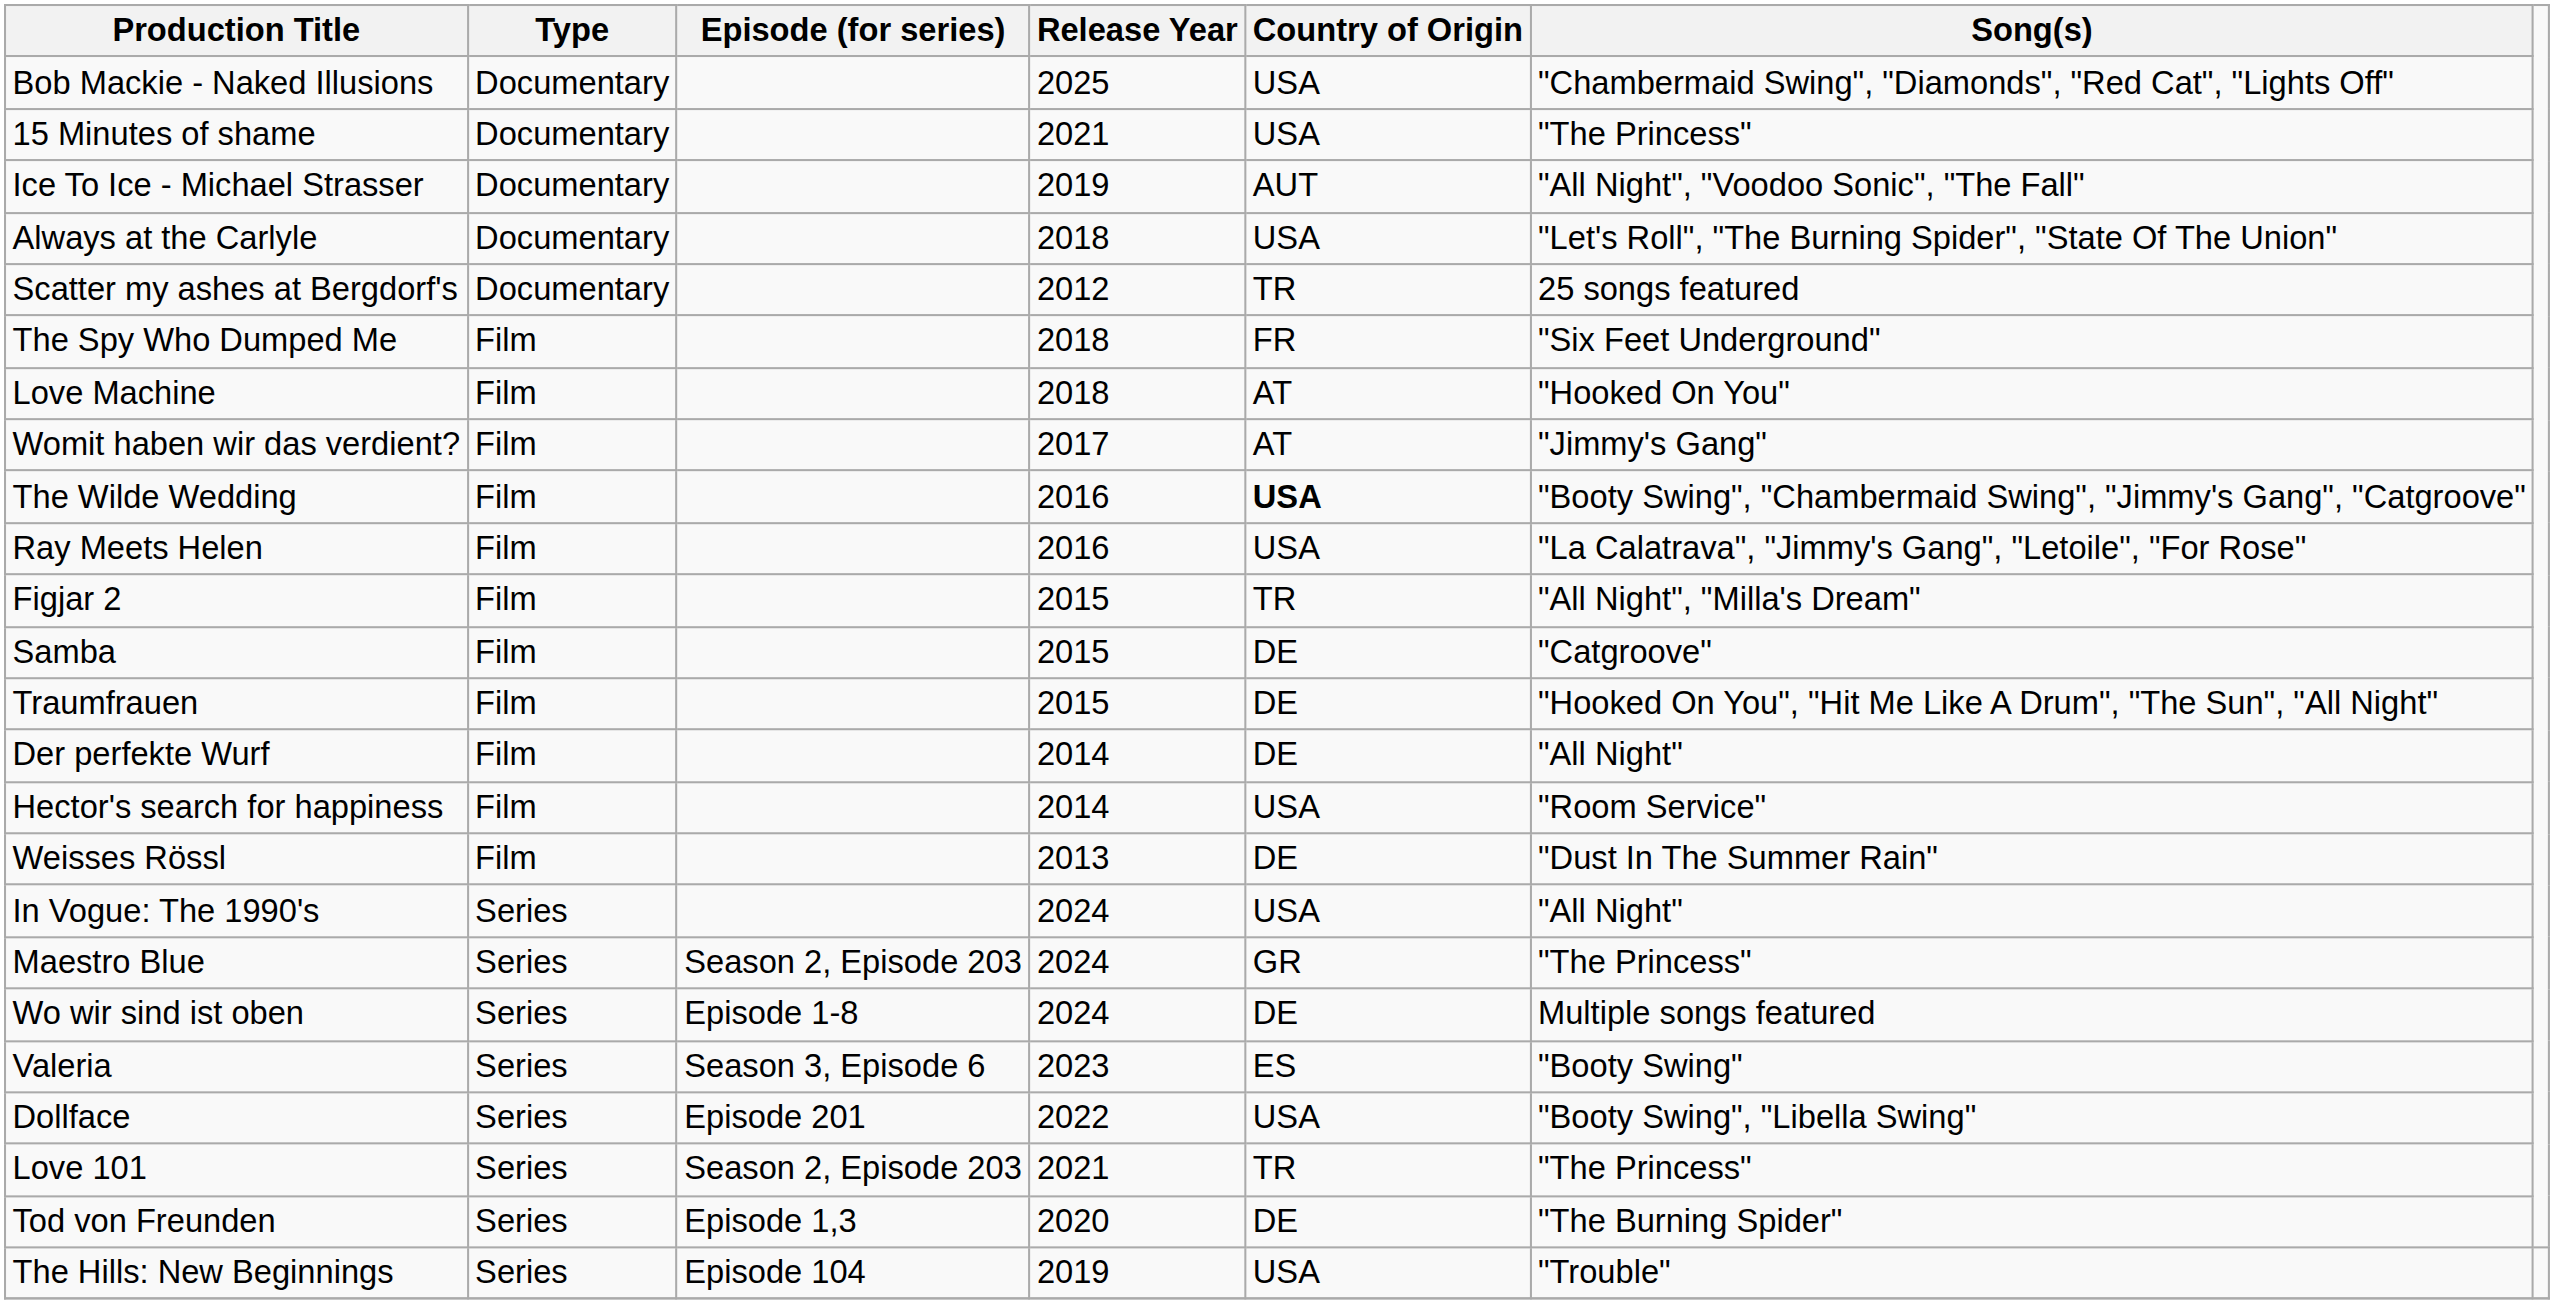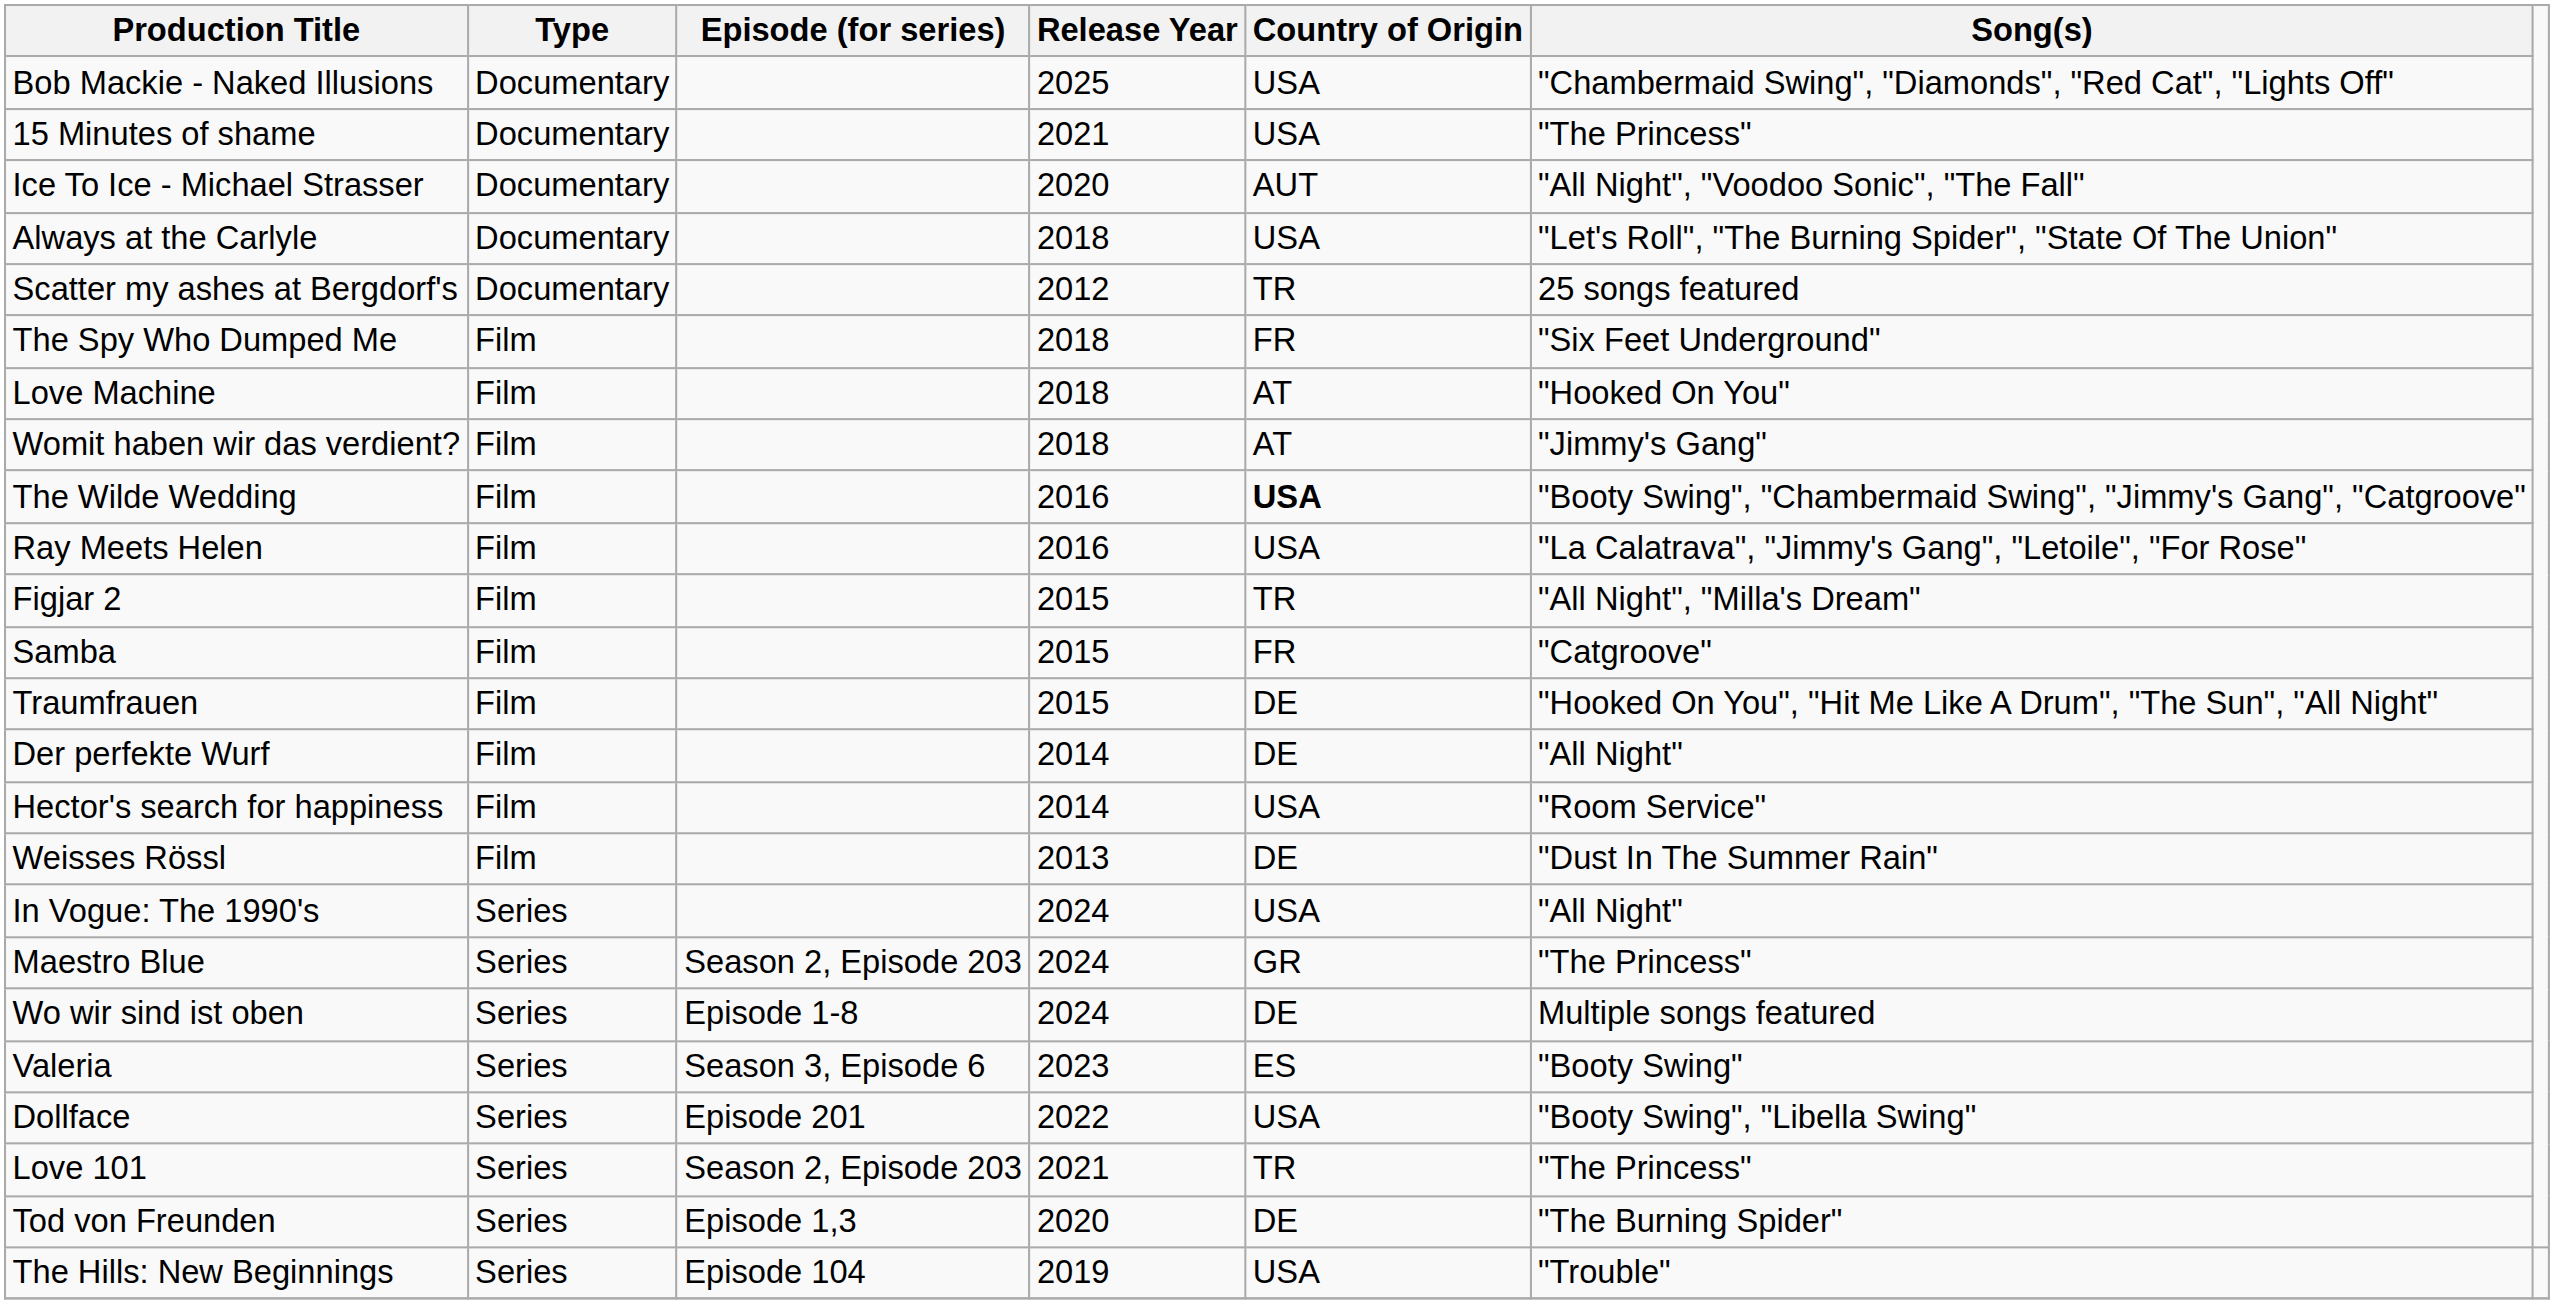(1073, 185) 2019 -> (1073, 185) 2020
(1073, 444) 2017 -> (1073, 444) 2018
(1275, 651) DE -> (1275, 651) FR
